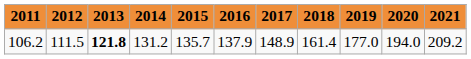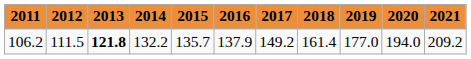(151, 41) 131.2 -> (151, 41) 132.2
(277, 41) 148.9 -> (277, 41) 149.2
